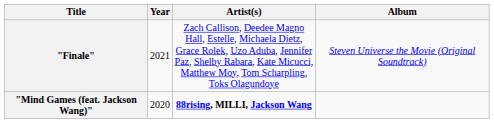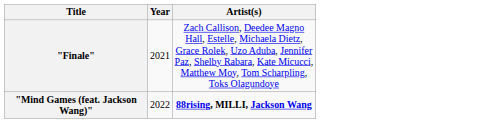- column: (402, 12)
(160, 105) 2020 -> (160, 105) 2022
